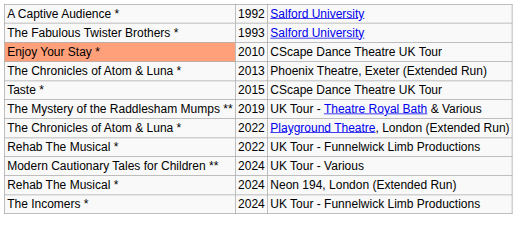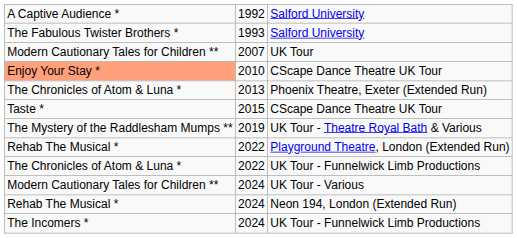+ row: (251, 52)
(94, 128) The Chronicles of Atom & Luna * -> (63, 147) Rehab The Musical *
(63, 147) Rehab The Musical * -> (94, 166) The Chronicles of Atom & Luna *
